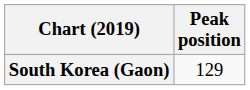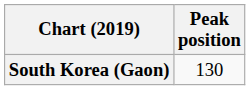(209, 69) 129 -> (209, 69) 130
